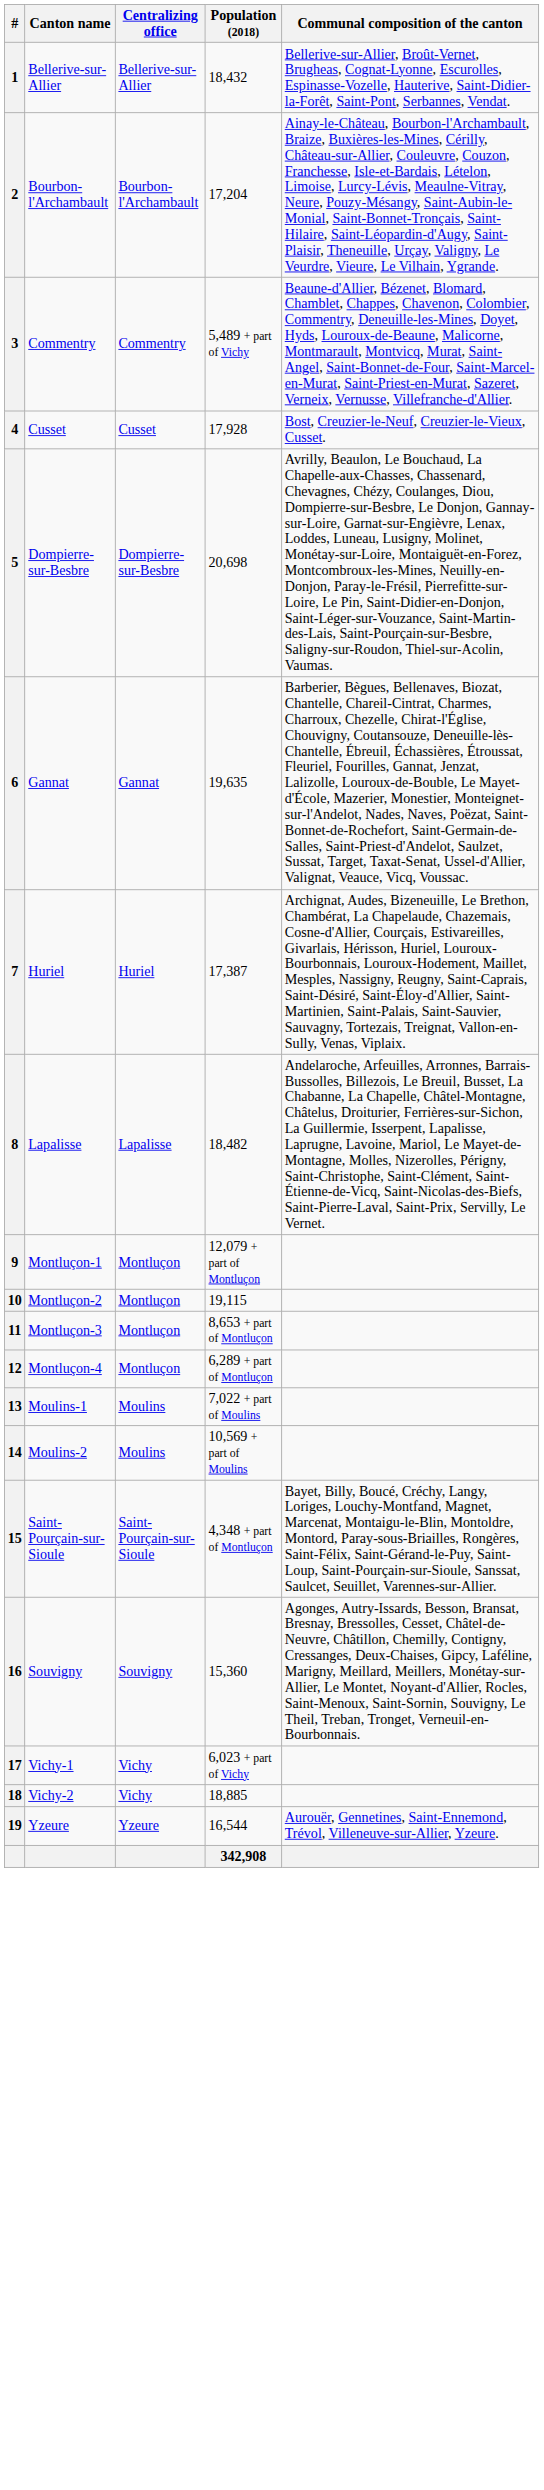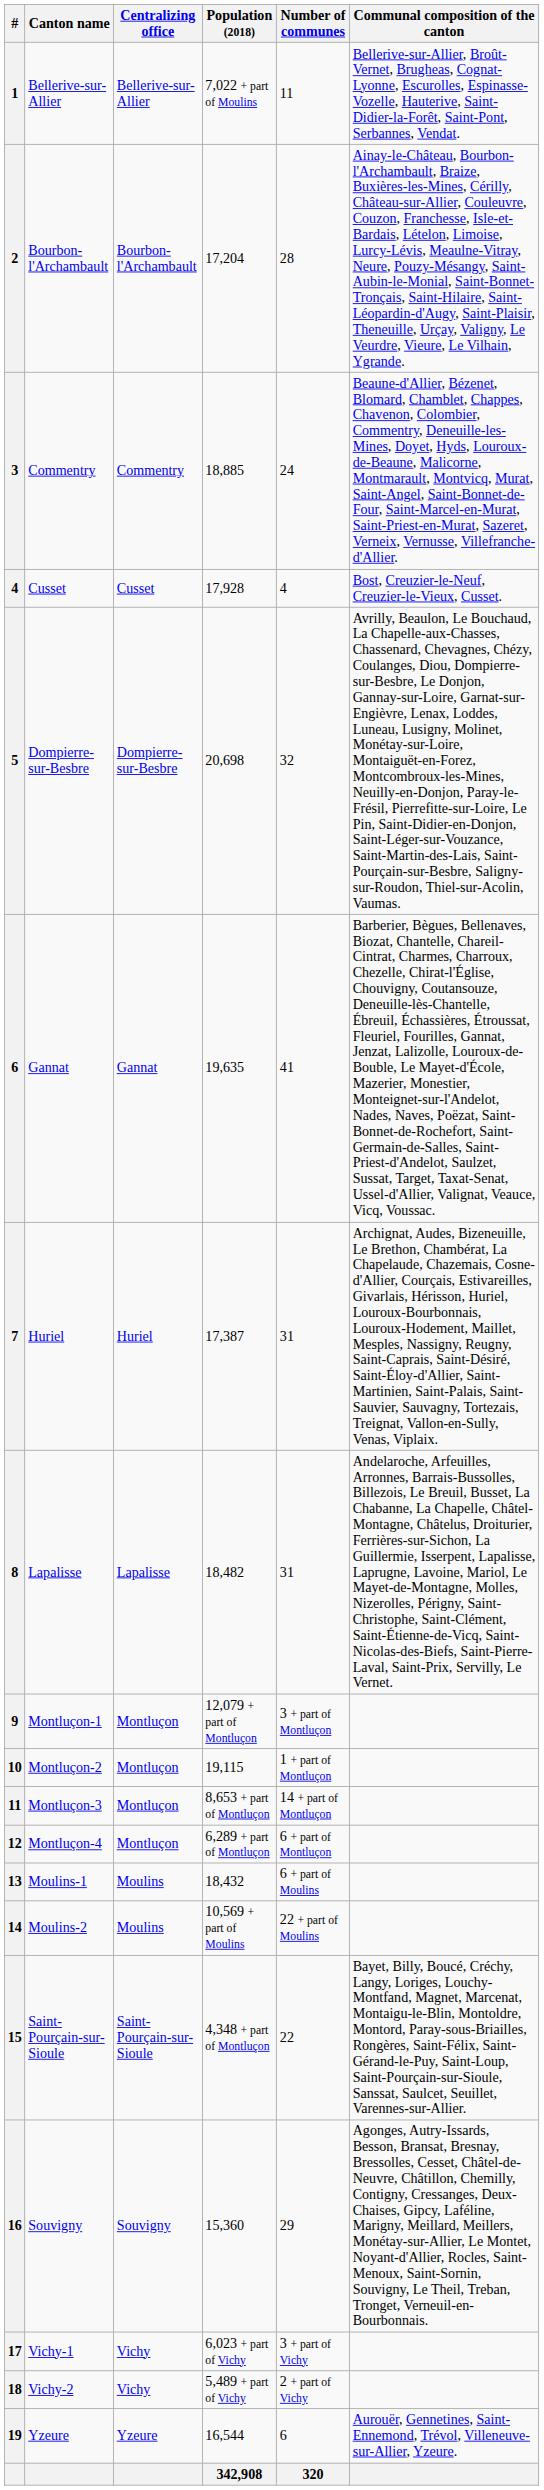+ column: (313, 23)
(228, 77) 18,432 -> (237, 93) 7,022 + part of Moulins
(240, 344) 5,489 + part of Vichy -> (225, 470) 18,885
(240, 1406) 7,022 + part of Moulins -> (225, 1882) 18,432
(228, 1795) 18,885 -> (237, 2389) 5,489 + part of Vichy
